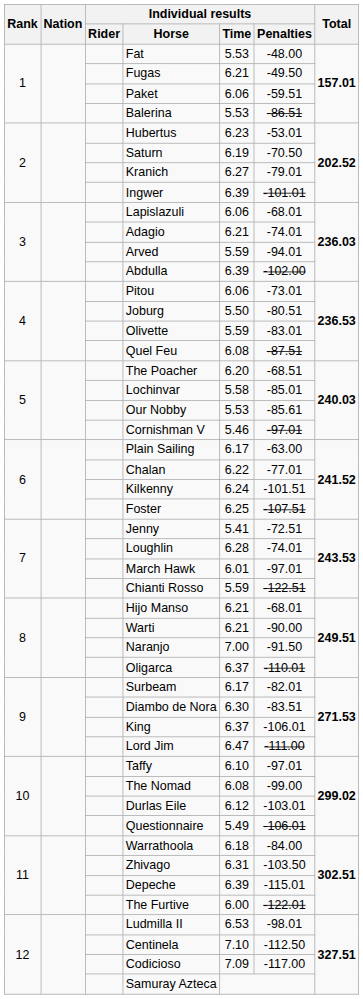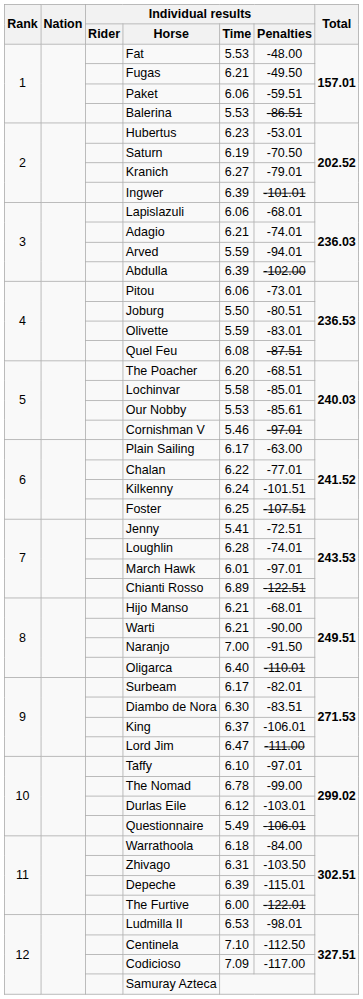(237, 588) 5.59 -> (237, 588) 6.89
(237, 667) 6.37 -> (237, 667) 6.40
(237, 786) 6.08 -> (237, 786) 6.78
